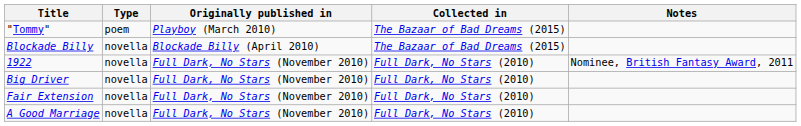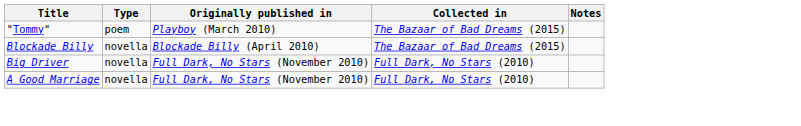- row: (19, 63)
- row: (50, 96)
